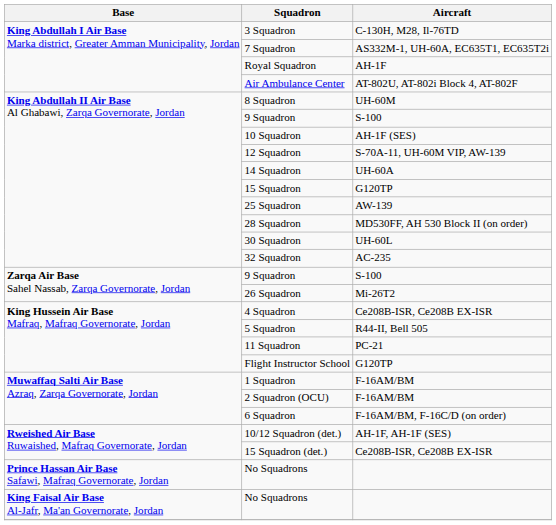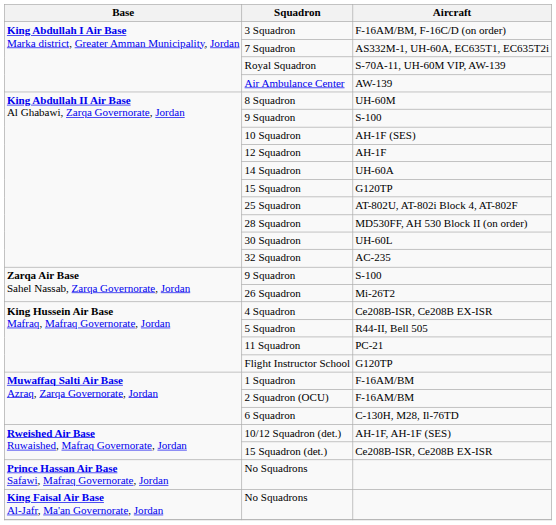(407, 30) C-130H, M28, Il-76TD -> (431, 30) F-16AM/BM, F-16C/D (on order)
(371, 65) AH-1F -> (430, 65) S-70A-11, UH-60M VIP, AW-139
(436, 83) AT-802U, AT-802i Block 4, AT-802F -> (374, 83) AW-139
(430, 153) S-70A-11, UH-60M VIP, AW-139 -> (371, 153) AH-1F
(374, 205) AW-139 -> (436, 205) AT-802U, AT-802i Block 4, AT-802F
(431, 415) F-16AM/BM, F-16C/D (on order) -> (407, 415) C-130H, M28, Il-76TD
